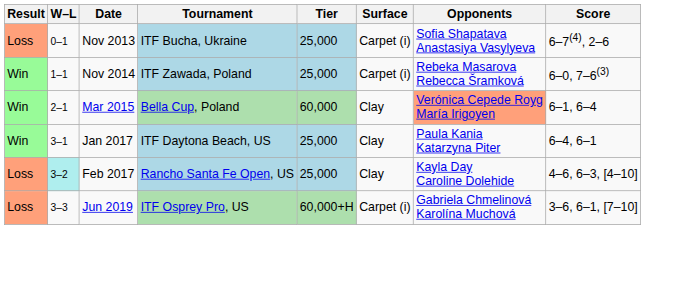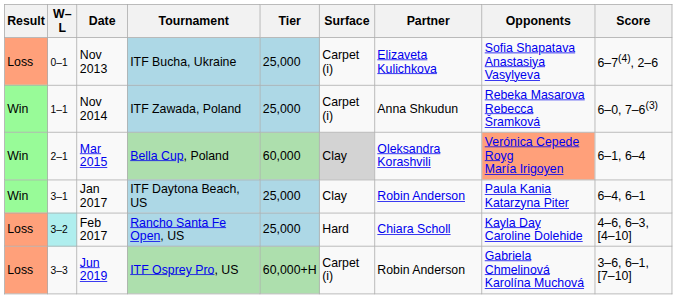+ column: (428, 21)
(372, 107) no background -> (335, 156) lightgrey background
(372, 174) Clay -> (336, 229) Hard
